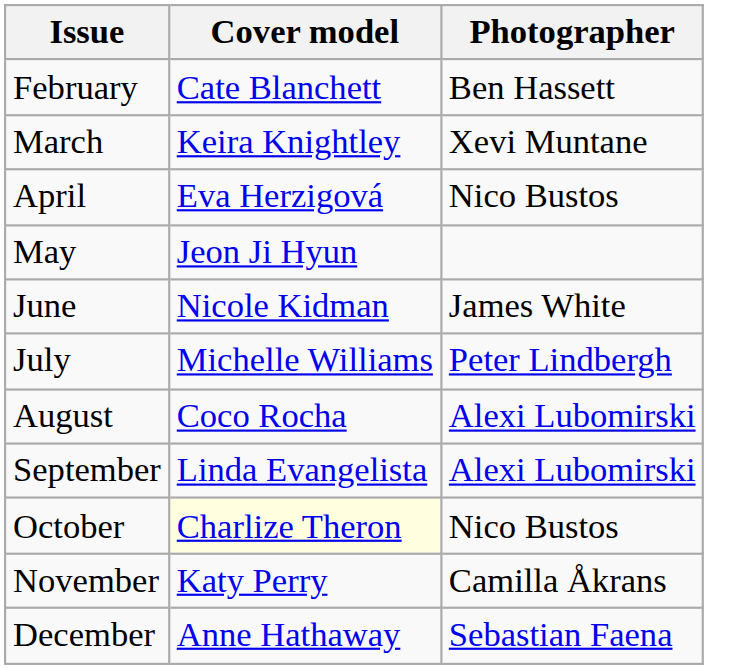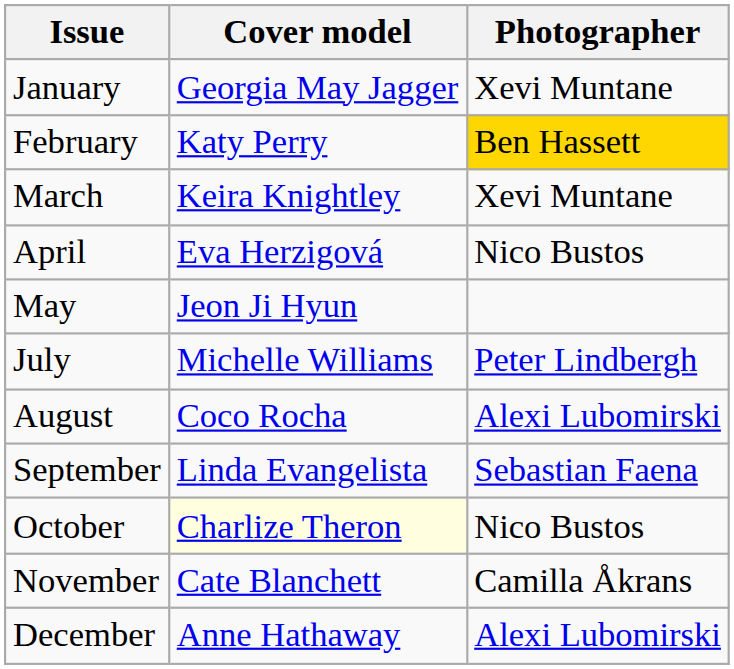+ row: (67, 86)
(279, 86) Cate Blanchett -> (252, 141) Katy Perry
(532, 86) no background -> (557, 141) gold background
- row: (45, 305)
(572, 470) Alexi Lubomirski -> (586, 470) Sebastian Faena
(252, 580) Katy Perry -> (279, 580) Cate Blanchett
(561, 634) Sebastian Faena -> (598, 634) Alexi Lubomirski
